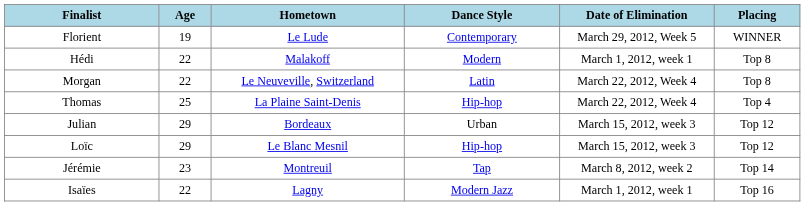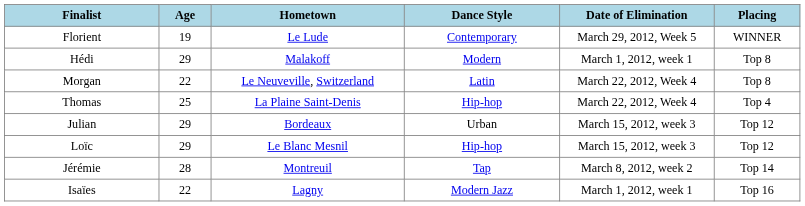(185, 59) 22 -> (185, 59) 29
(185, 168) 23 -> (185, 168) 28
